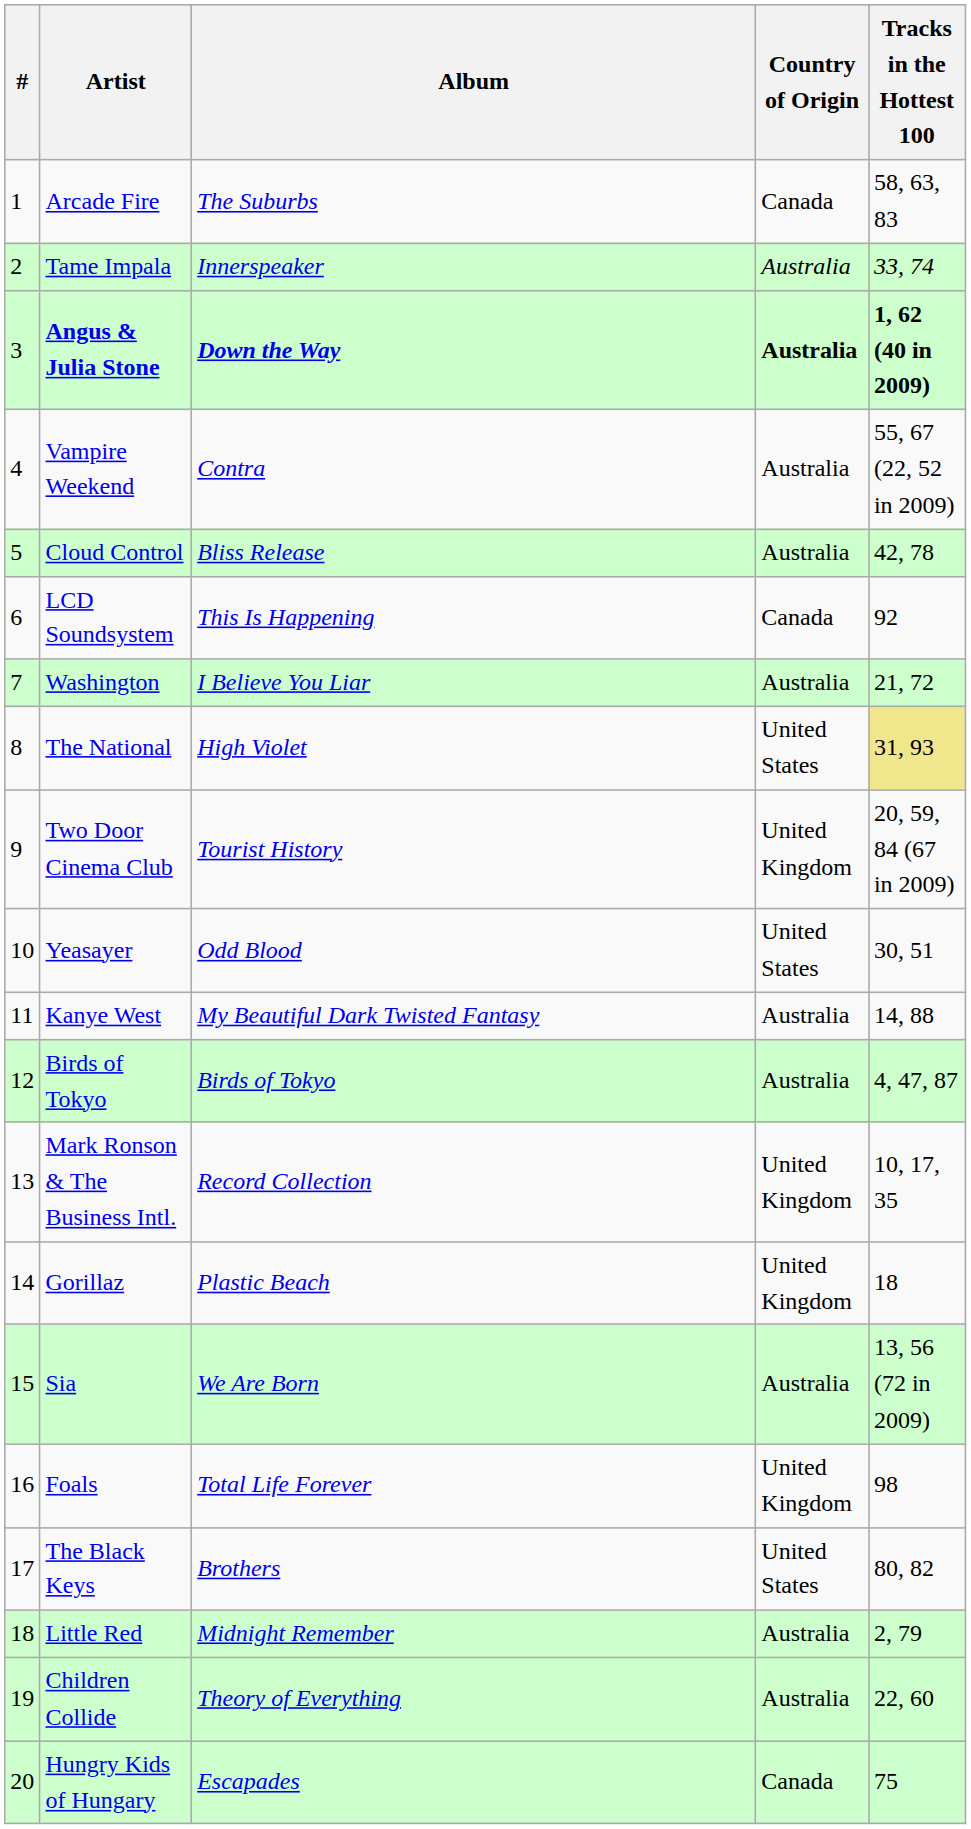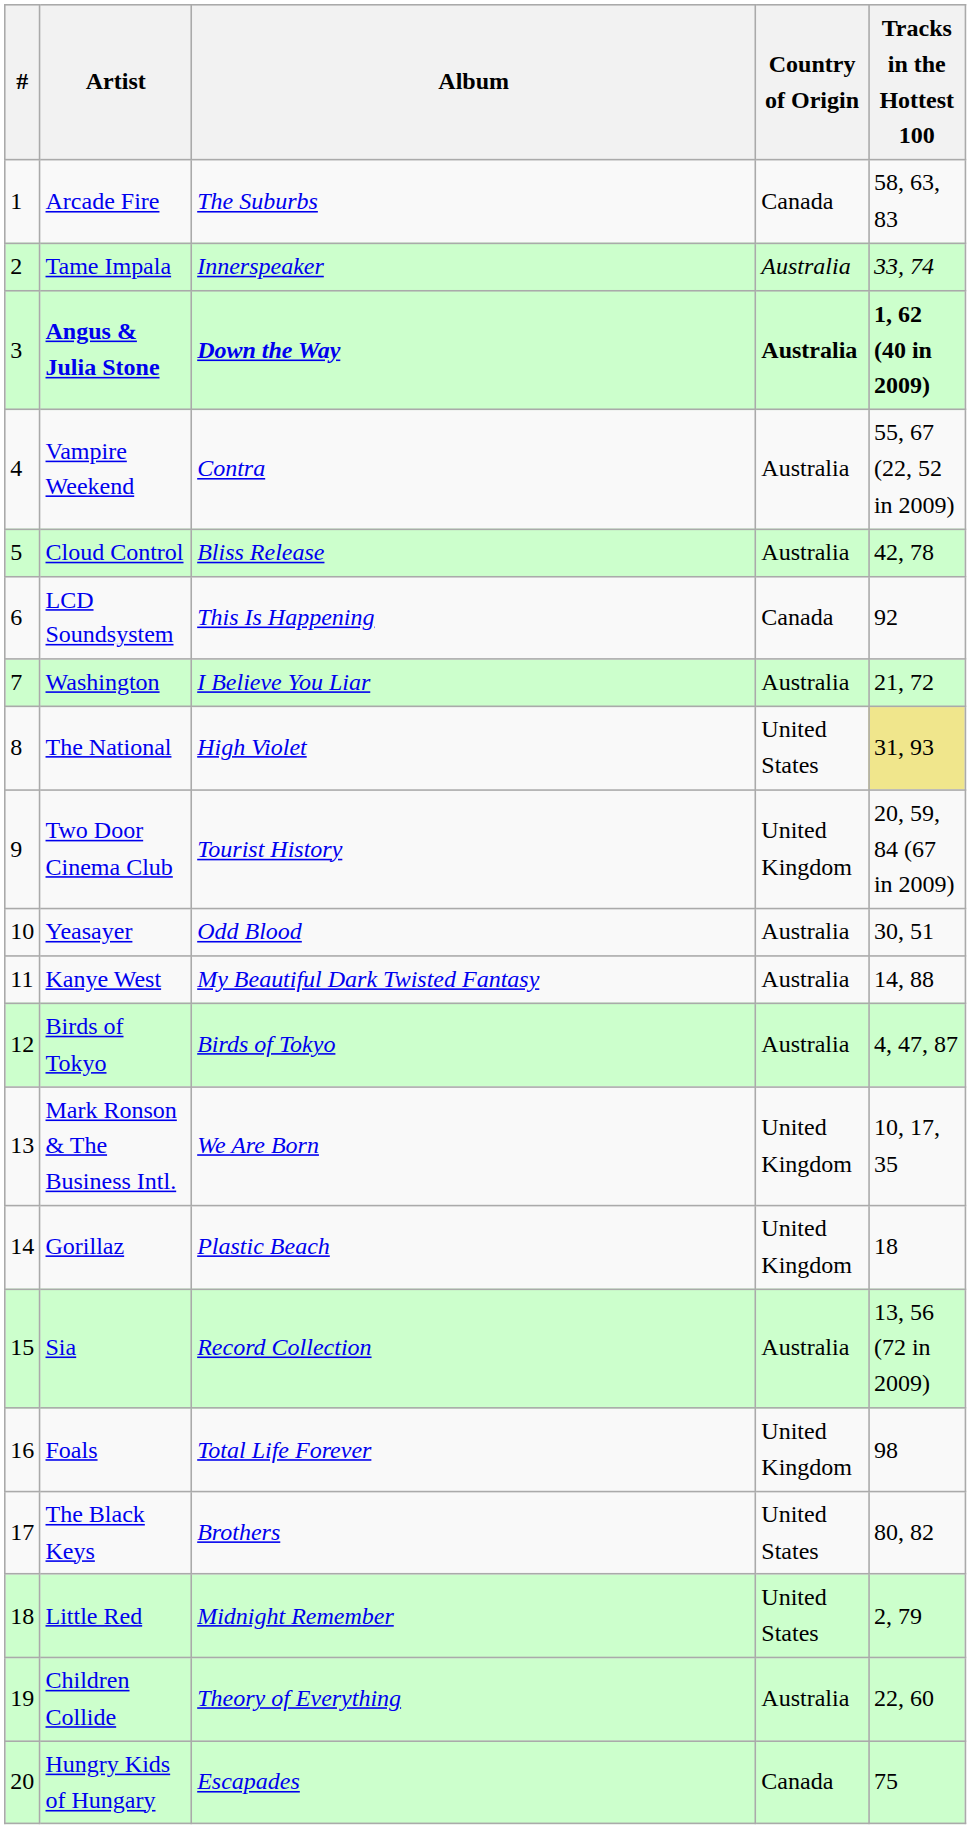(794, 949) United States -> (805, 931) Australia
(284, 1181) Record Collection -> (258, 1145) We Are Born
(258, 1383) We Are Born -> (284, 1347) Record Collection
(805, 1633) Australia -> (794, 1615) United States
